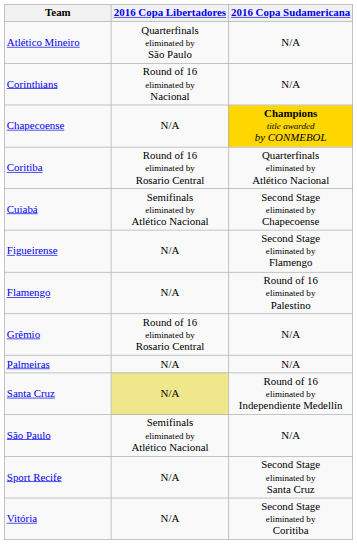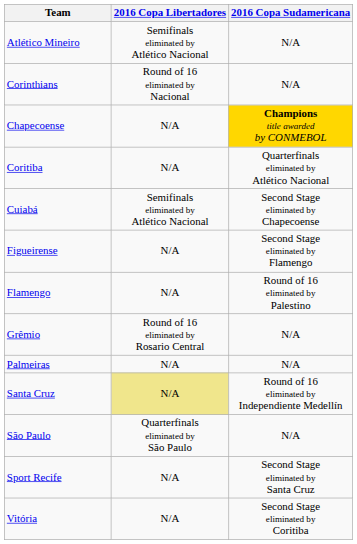(170, 42) Quarterfinals eliminated by São Paulo -> (170, 42) Semifinals eliminated by Atlético Nacional
(170, 167) Round of 16 eliminated by Rosario Central -> (170, 167) N/A
(170, 435) Semifinals eliminated by Atlético Nacional -> (170, 435) Quarterfinals eliminated by São Paulo
